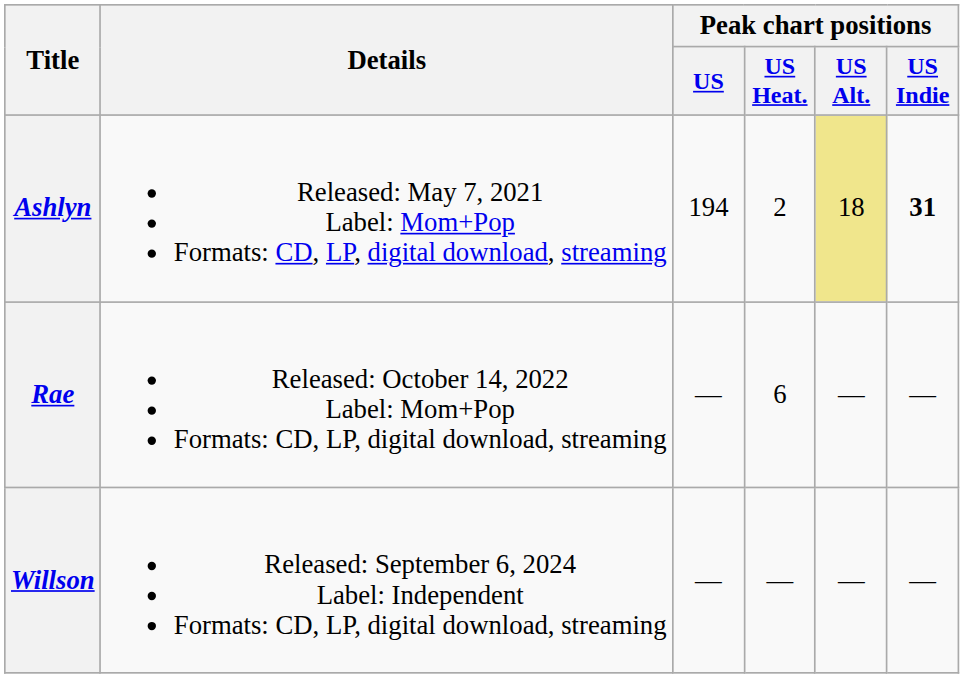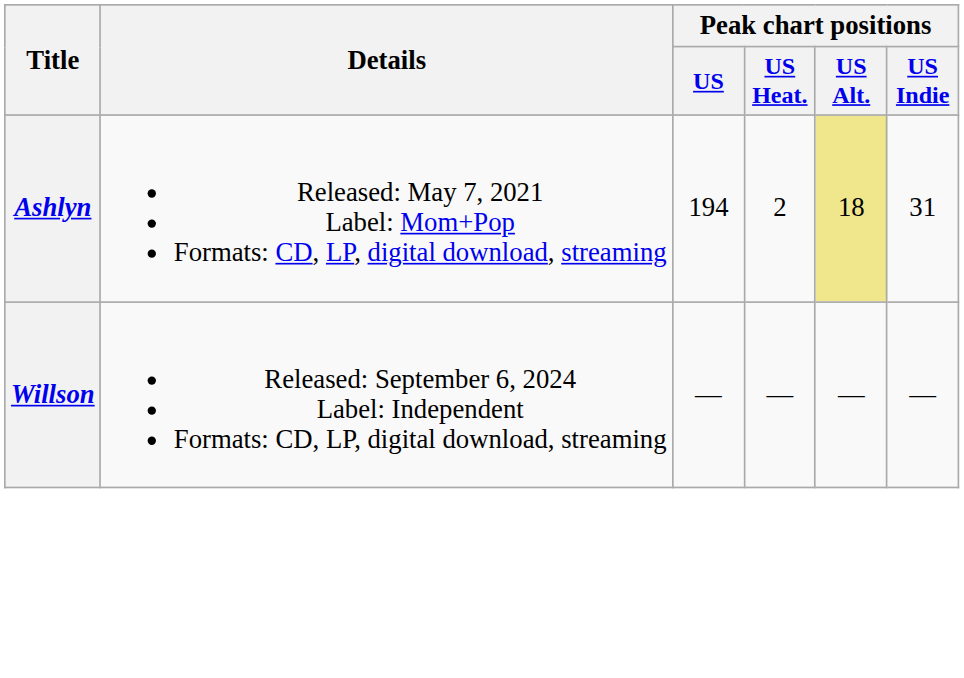(923, 207) bold -> (923, 207) normal
- row: (53, 393)
